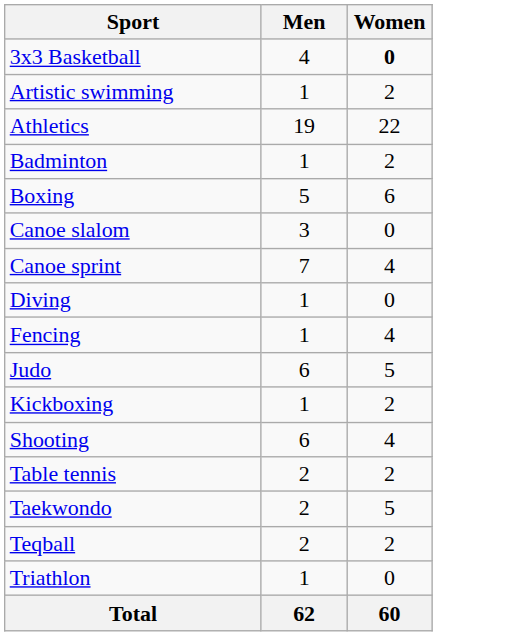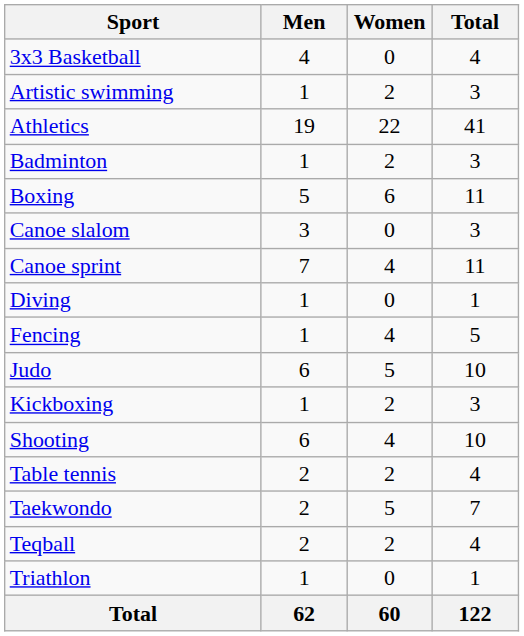+ column: (475, 21)
(390, 56) bold -> (390, 56) normal
